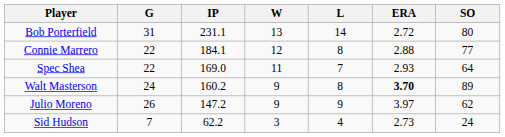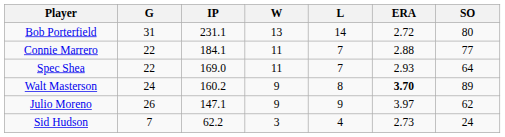(277, 50) 12 -> (277, 50) 11
(340, 50) 8 -> (340, 50) 7
(213, 104) 147.2 -> (213, 104) 147.1
